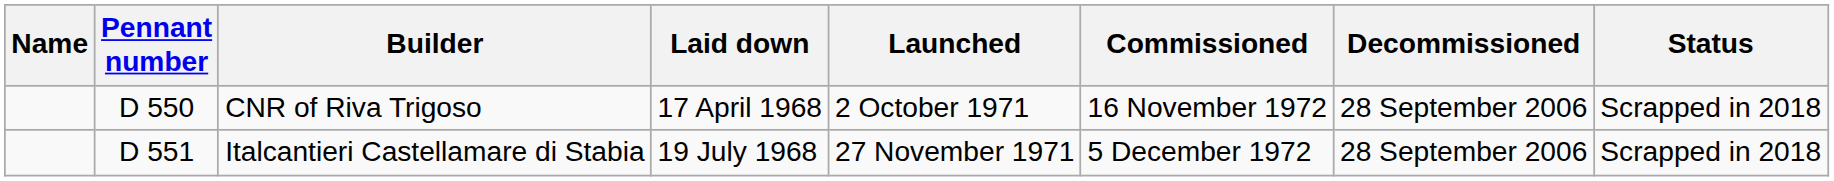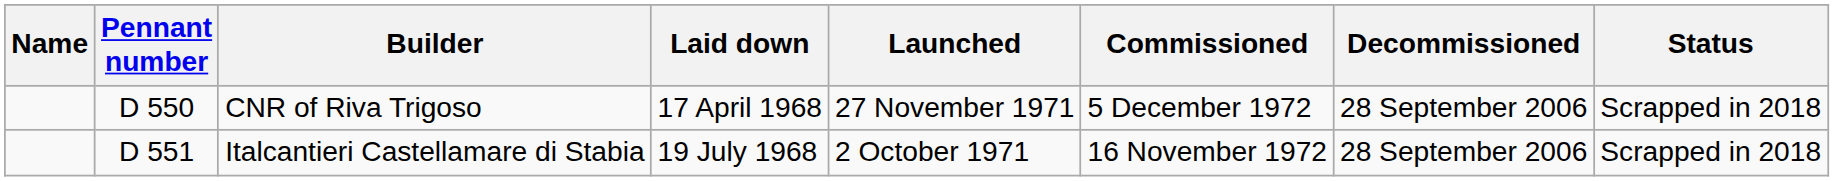(932, 107) 2 October 1971 -> (955, 107) 27 November 1971
(1207, 107) 16 November 1972 -> (1199, 107) 5 December 1972
(955, 152) 27 November 1971 -> (932, 152) 2 October 1971
(1199, 152) 5 December 1972 -> (1207, 152) 16 November 1972
